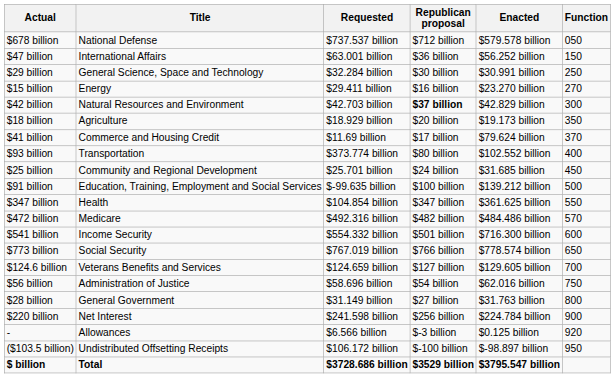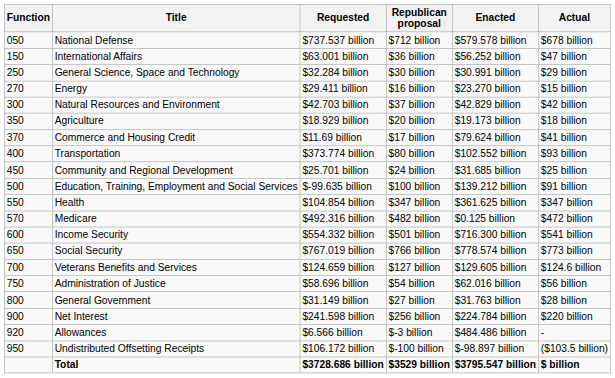columns swapped: (586, 18) <-> (40, 18)
(437, 105) bold -> (412, 105) normal
(515, 219) $484.486 billion -> (485, 219) $0.125 billion
(509, 332) $0.125 billion -> (491, 332) $484.486 billion
